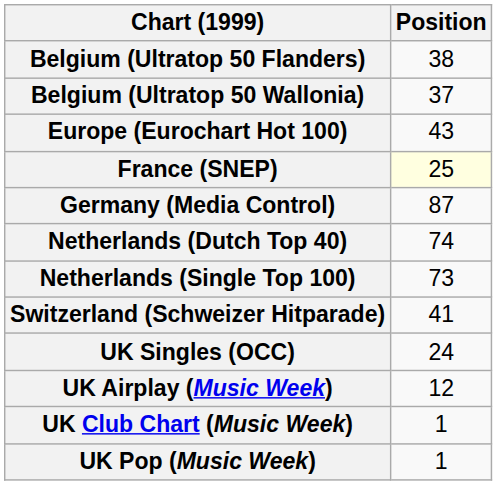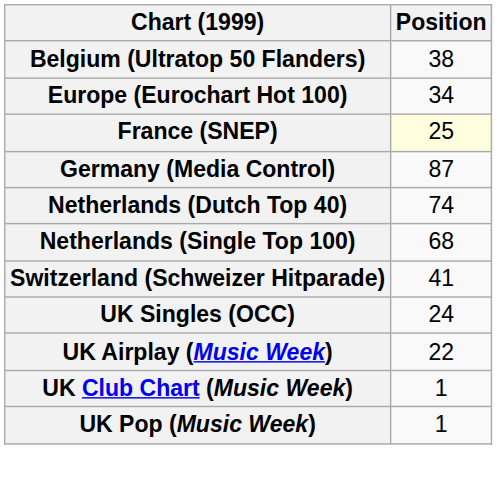- row: (198, 95)
(441, 132) 43 -> (441, 95) 34
(441, 278) 73 -> (441, 242) 68
(441, 388) 12 -> (441, 351) 22
